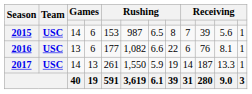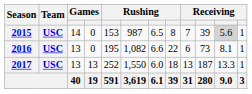(93, 33) 6 -> (93, 33) 0
(226, 33) no background -> (226, 33) lightgrey background
(93, 49) 6 -> (93, 49) 0
(111, 49) 177 -> (111, 49) 195
(205, 49) 76 -> (205, 49) 73
(76, 65) 14 -> (76, 65) 13
(111, 65) 261 -> (111, 65) 252
(157, 65) 5.9 -> (157, 65) 6.0
(173, 65) 19 -> (173, 65) 18
(188, 65) 14 -> (188, 65) 13
